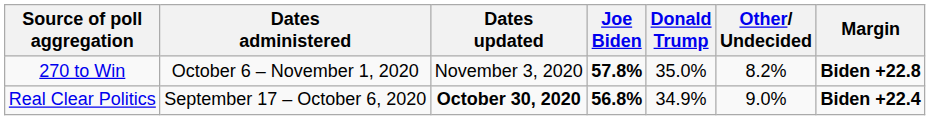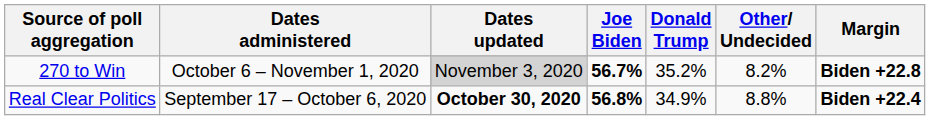(509, 70) no background -> (509, 70) lightgrey background
(617, 70) 57.8% -> (617, 70) 56.7%
(681, 70) 35.0% -> (681, 70) 35.2%
(766, 100) 9.0% -> (766, 100) 8.8%
